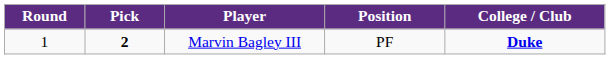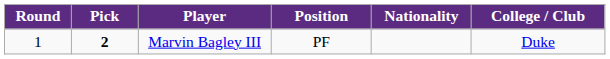+ column: (421, 16)
(525, 41) bold -> (538, 41) normal
